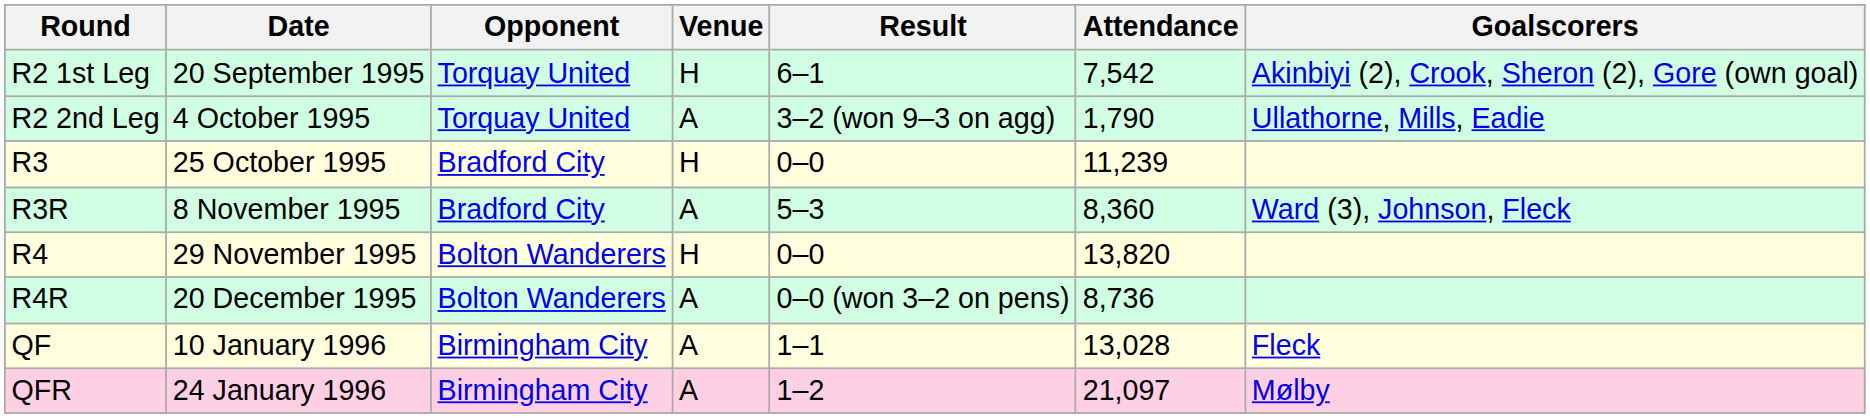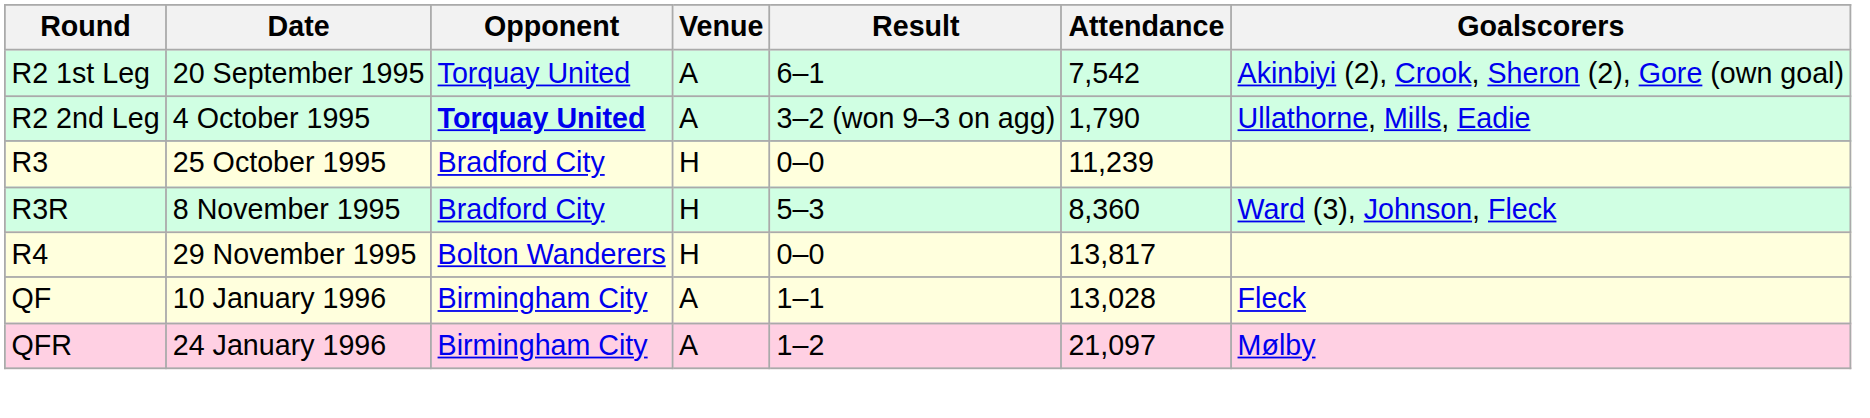(689, 72) H -> (688, 72) A
(534, 118) normal -> (542, 118) bold
(688, 208) A -> (689, 208) H
(1126, 254) 13,820 -> (1112, 254) 13,817
- row: (40, 299)
